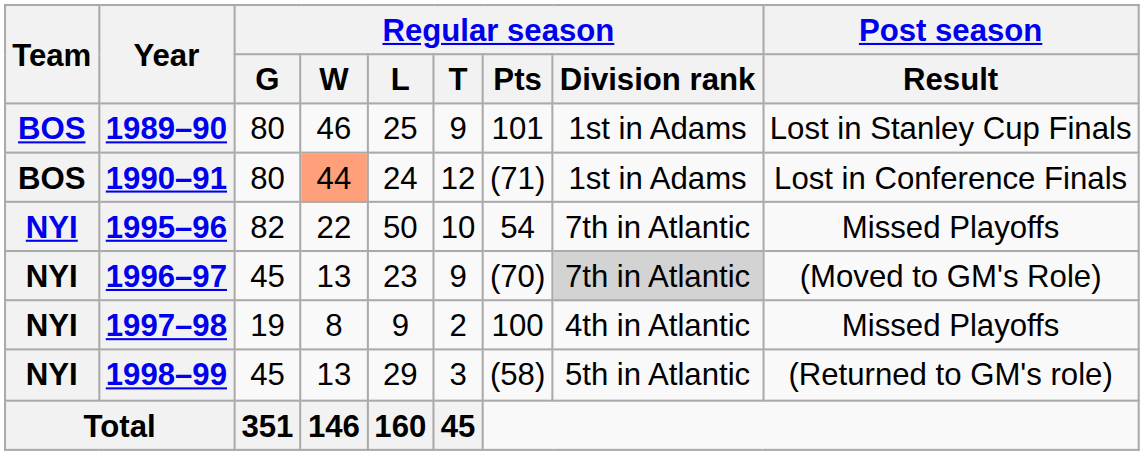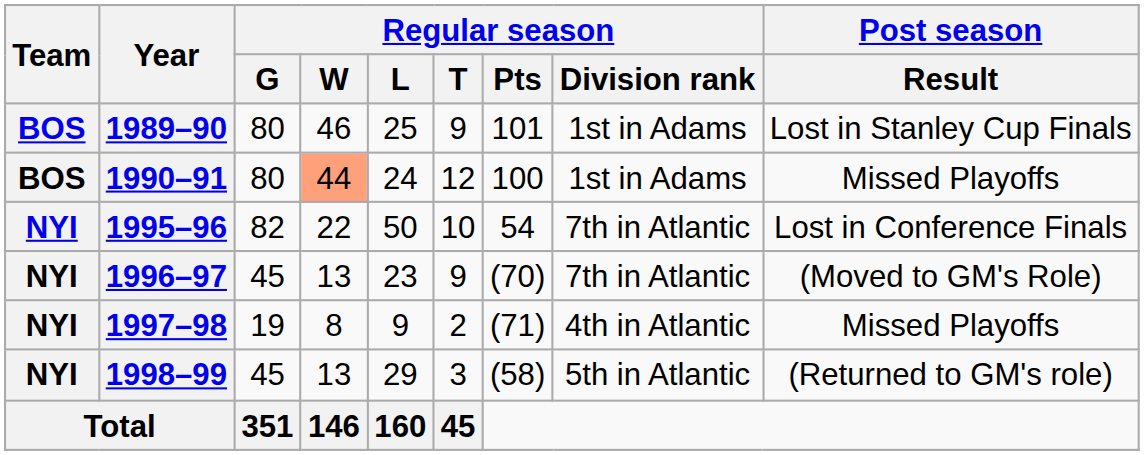(518, 178) (71) -> (518, 178) 100
(951, 178) Lost in Conference Finals -> (951, 178) Missed Playoffs
(951, 227) Missed Playoffs -> (951, 227) Lost in Conference Finals
(658, 277) lightgrey background -> (658, 277) no background
(518, 326) 100 -> (518, 326) (71)
